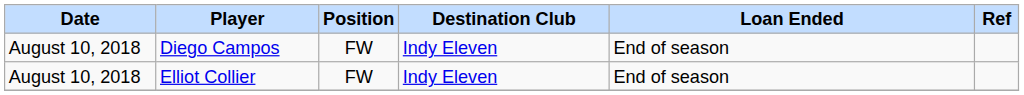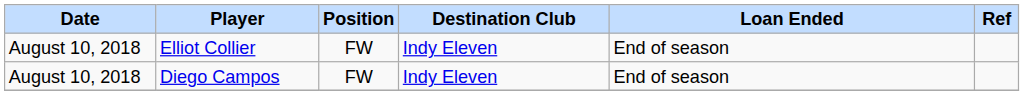rows swapped: (220, 48) <-> (208, 76)
